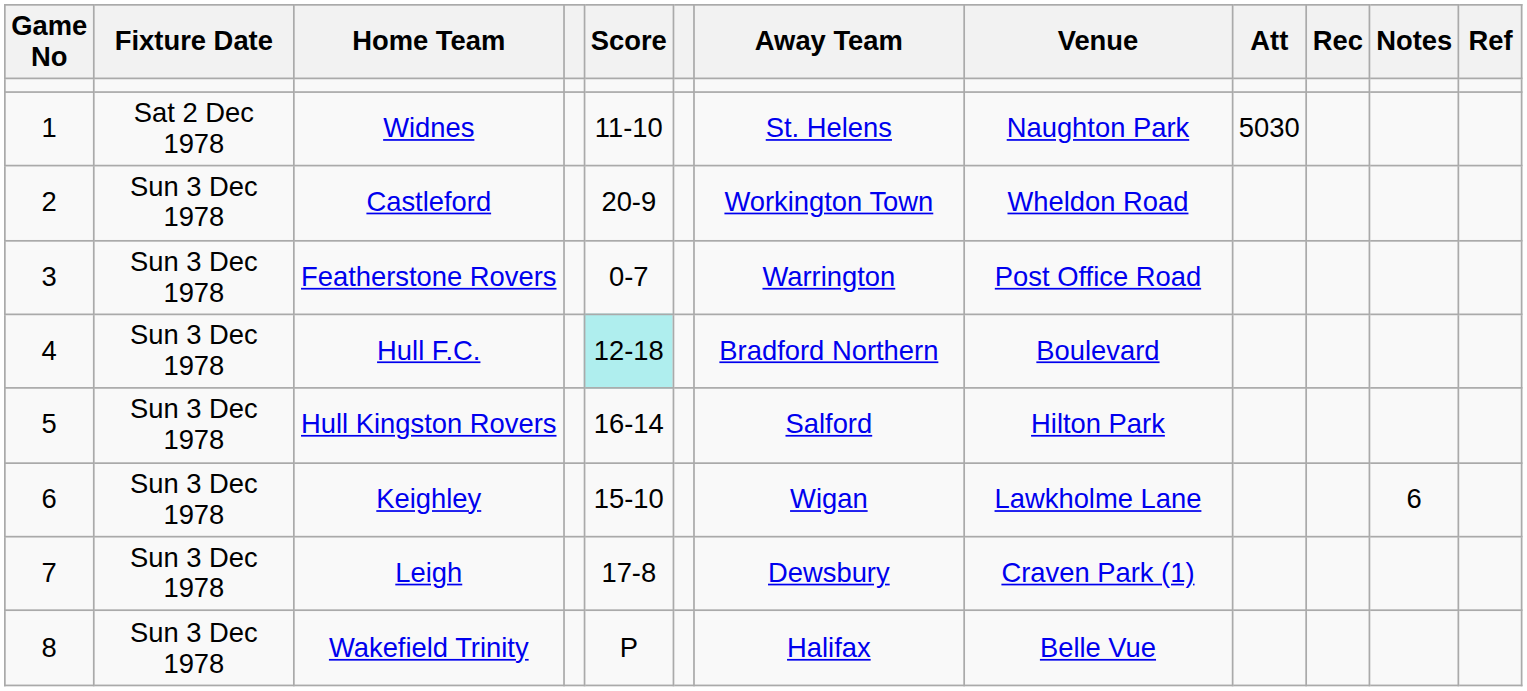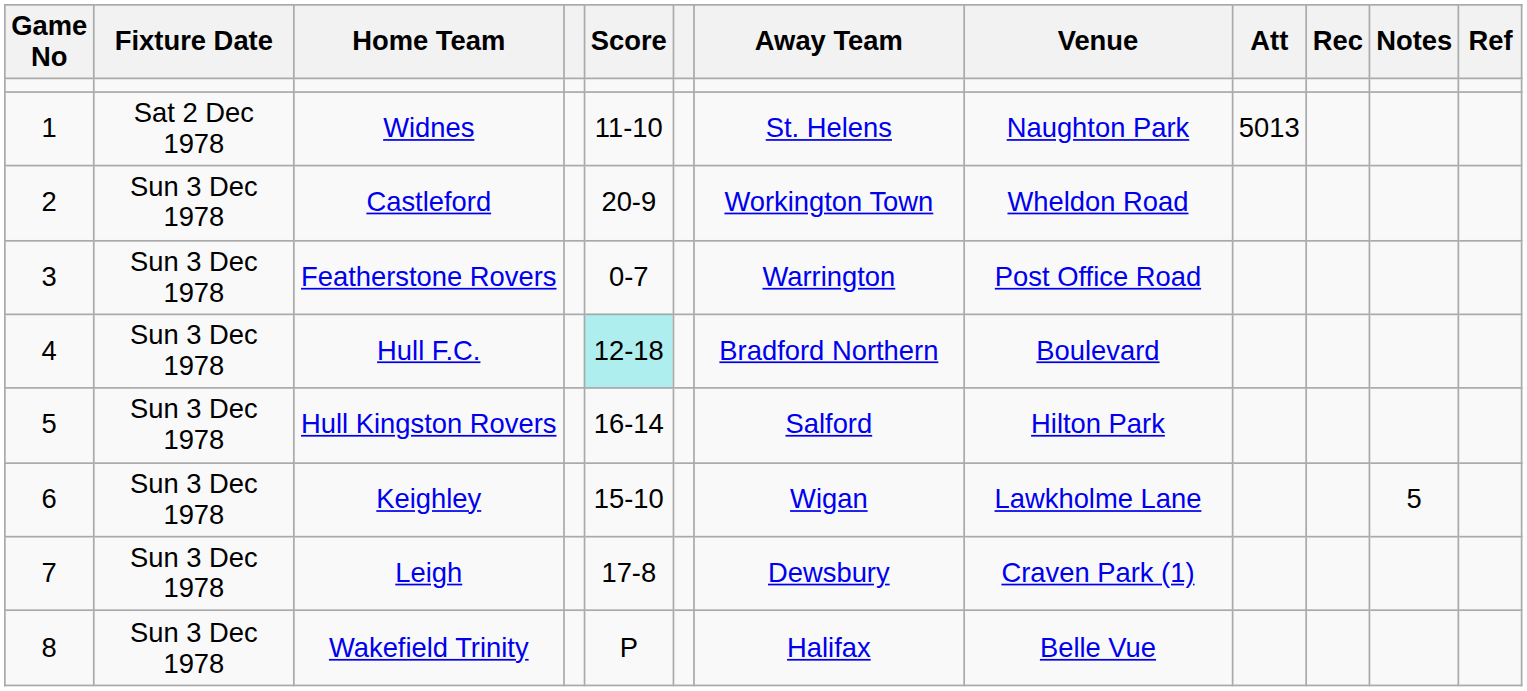(1269, 128) 5030 -> (1269, 128) 5013
(1414, 499) 6 -> (1414, 499) 5
